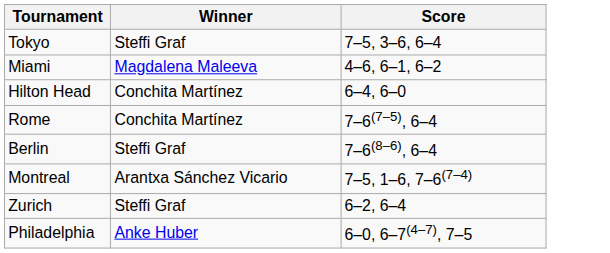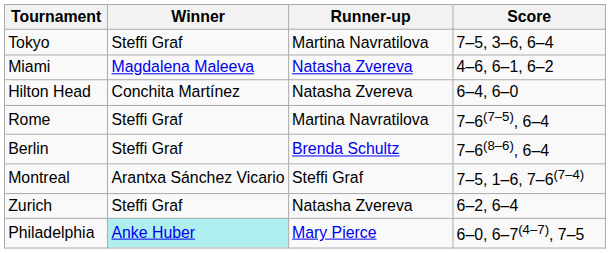+ column: (371, 17)
(179, 119) Conchita Martínez -> (147, 119) Steffi Graf
(156, 233) no background -> (153, 233) paleturquoise background
